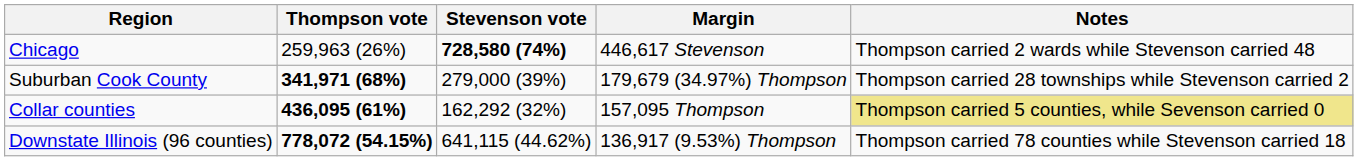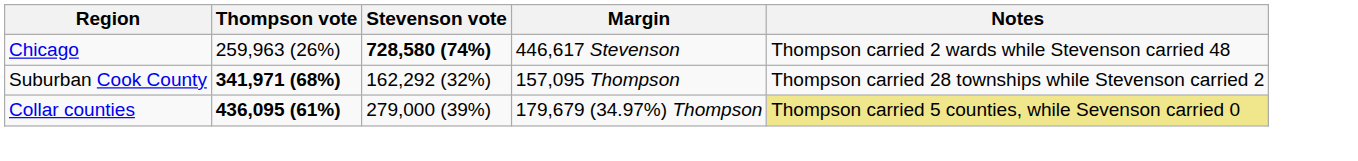(504, 79) 279,000 (39%) -> (429, 79) 162,292 (32%)
(723, 79) 179,679 (34.97%) Thompson -> (598, 79) 157,095 Thompson
(504, 110) 162,292 (32%) -> (429, 110) 279,000 (39%)
(682, 110) 157,095 Thompson -> (639, 110) 179,679 (34.97%) Thompson
- row: (141, 140)
